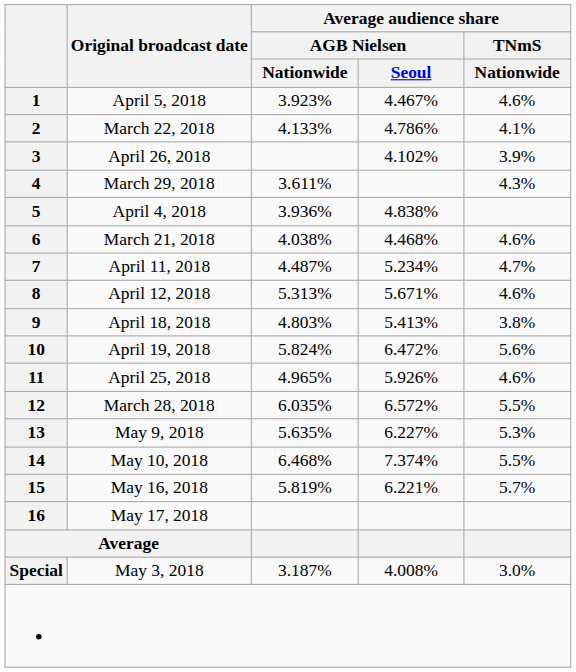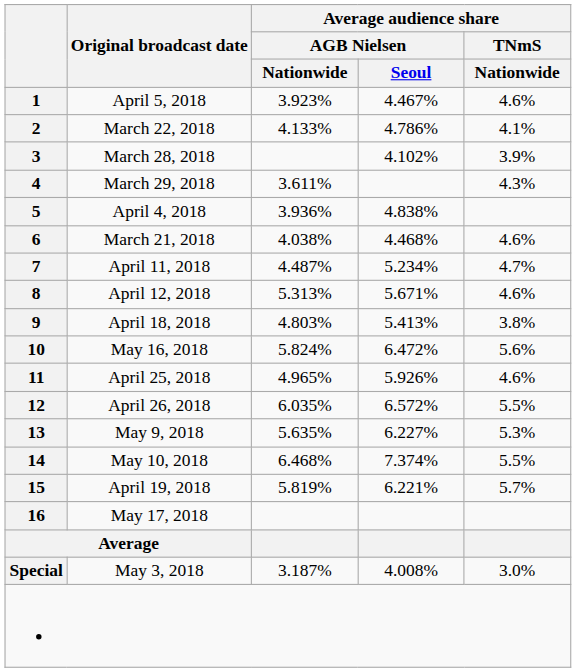(159, 156) April 26, 2018 -> (159, 156) March 28, 2018
(159, 349) April 19, 2018 -> (159, 349) May 16, 2018
(159, 405) March 28, 2018 -> (159, 405) April 26, 2018
(159, 487) May 16, 2018 -> (159, 487) April 19, 2018
